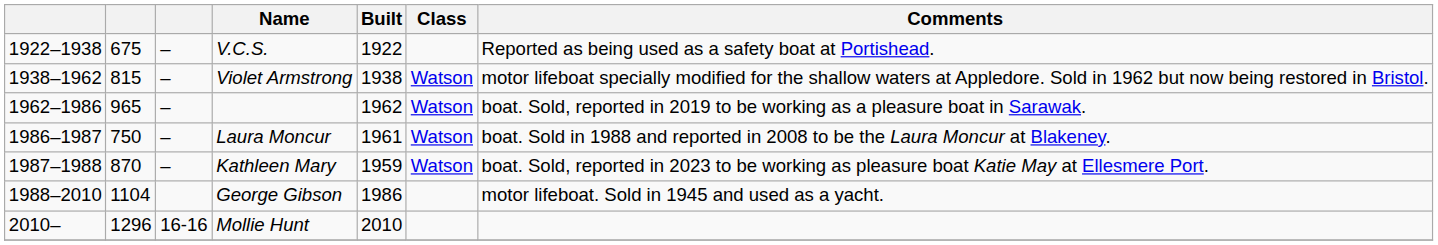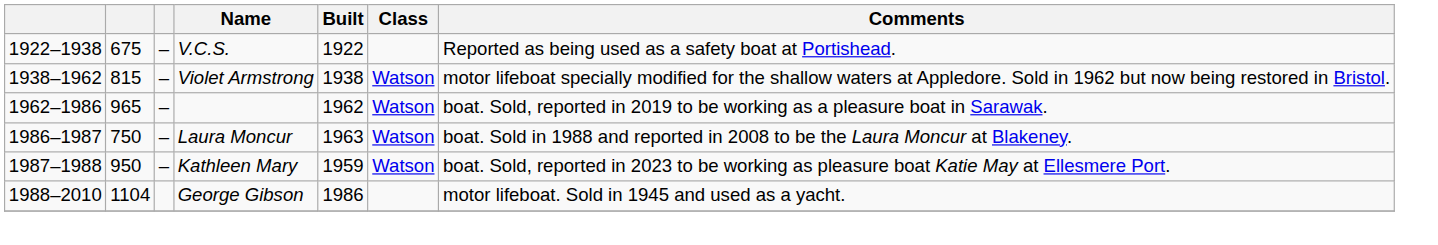(382, 136) 1961 -> (343, 136) 1963
(126, 166) 870 -> (126, 166) 950
- row: (35, 225)
